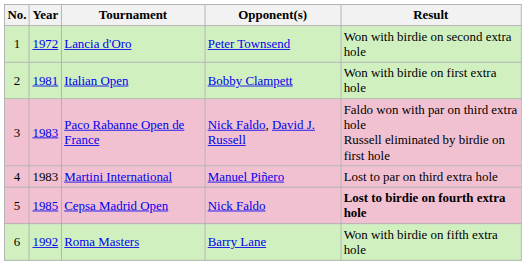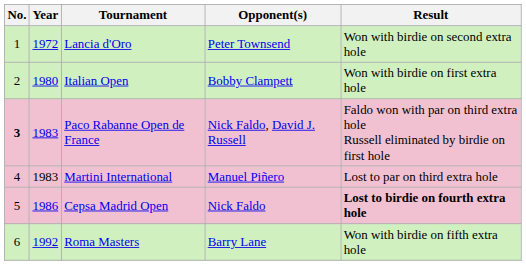(45, 80) 1981 -> (45, 80) 1980
(17, 132) normal -> (17, 132) bold
(45, 206) 1985 -> (45, 206) 1986
